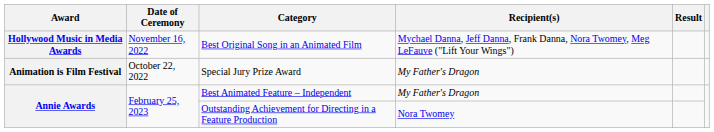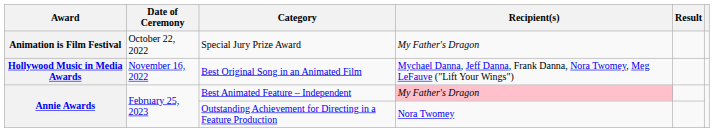rows swapped: (251, 71) <-> (282, 44)
(438, 93) no background -> (438, 93) pink background
